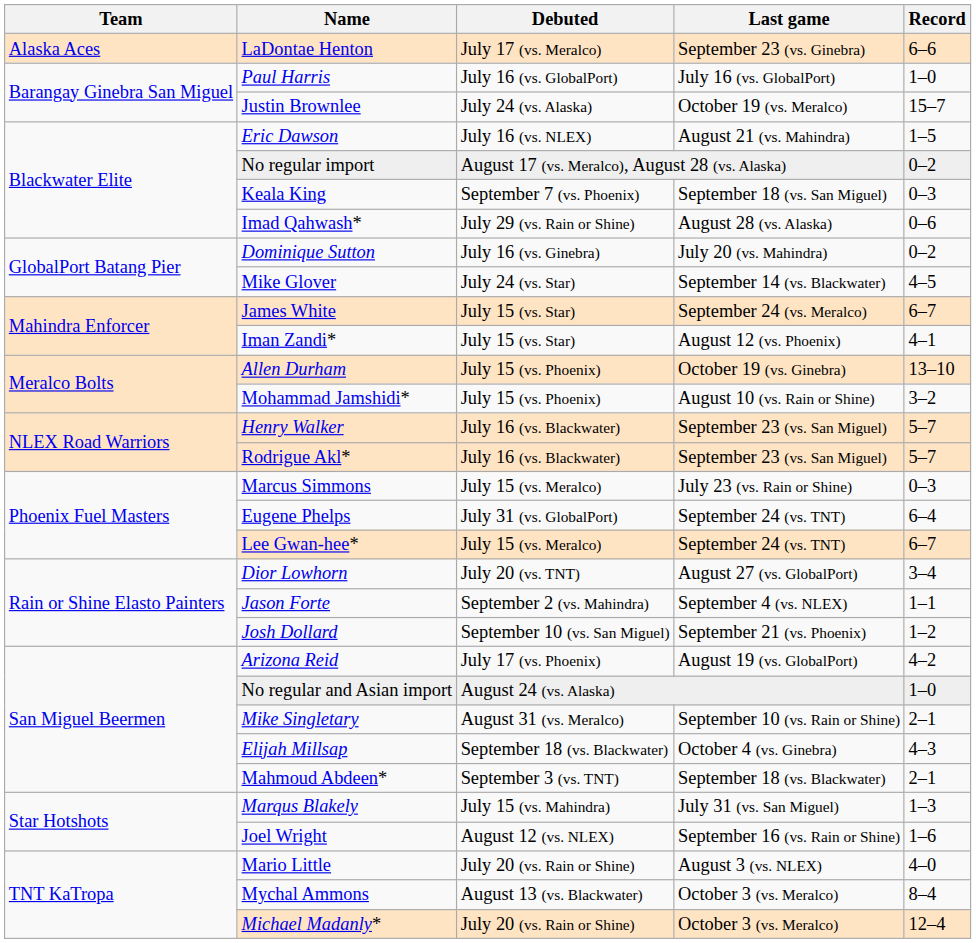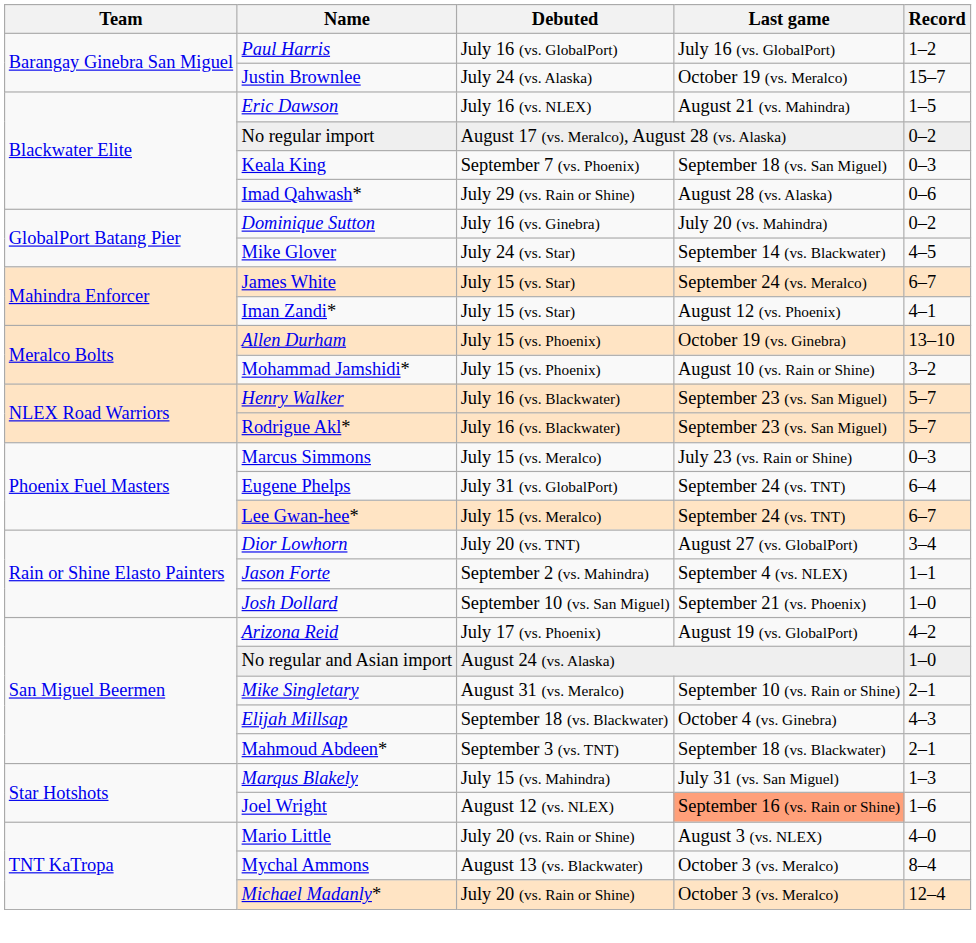- row: (307, 48)
(922, 77) 1–0 -> (922, 48) 1–2
(922, 631) 1–2 -> (922, 602) 1–0
(789, 836) no background -> (789, 806) lightsalmon background
